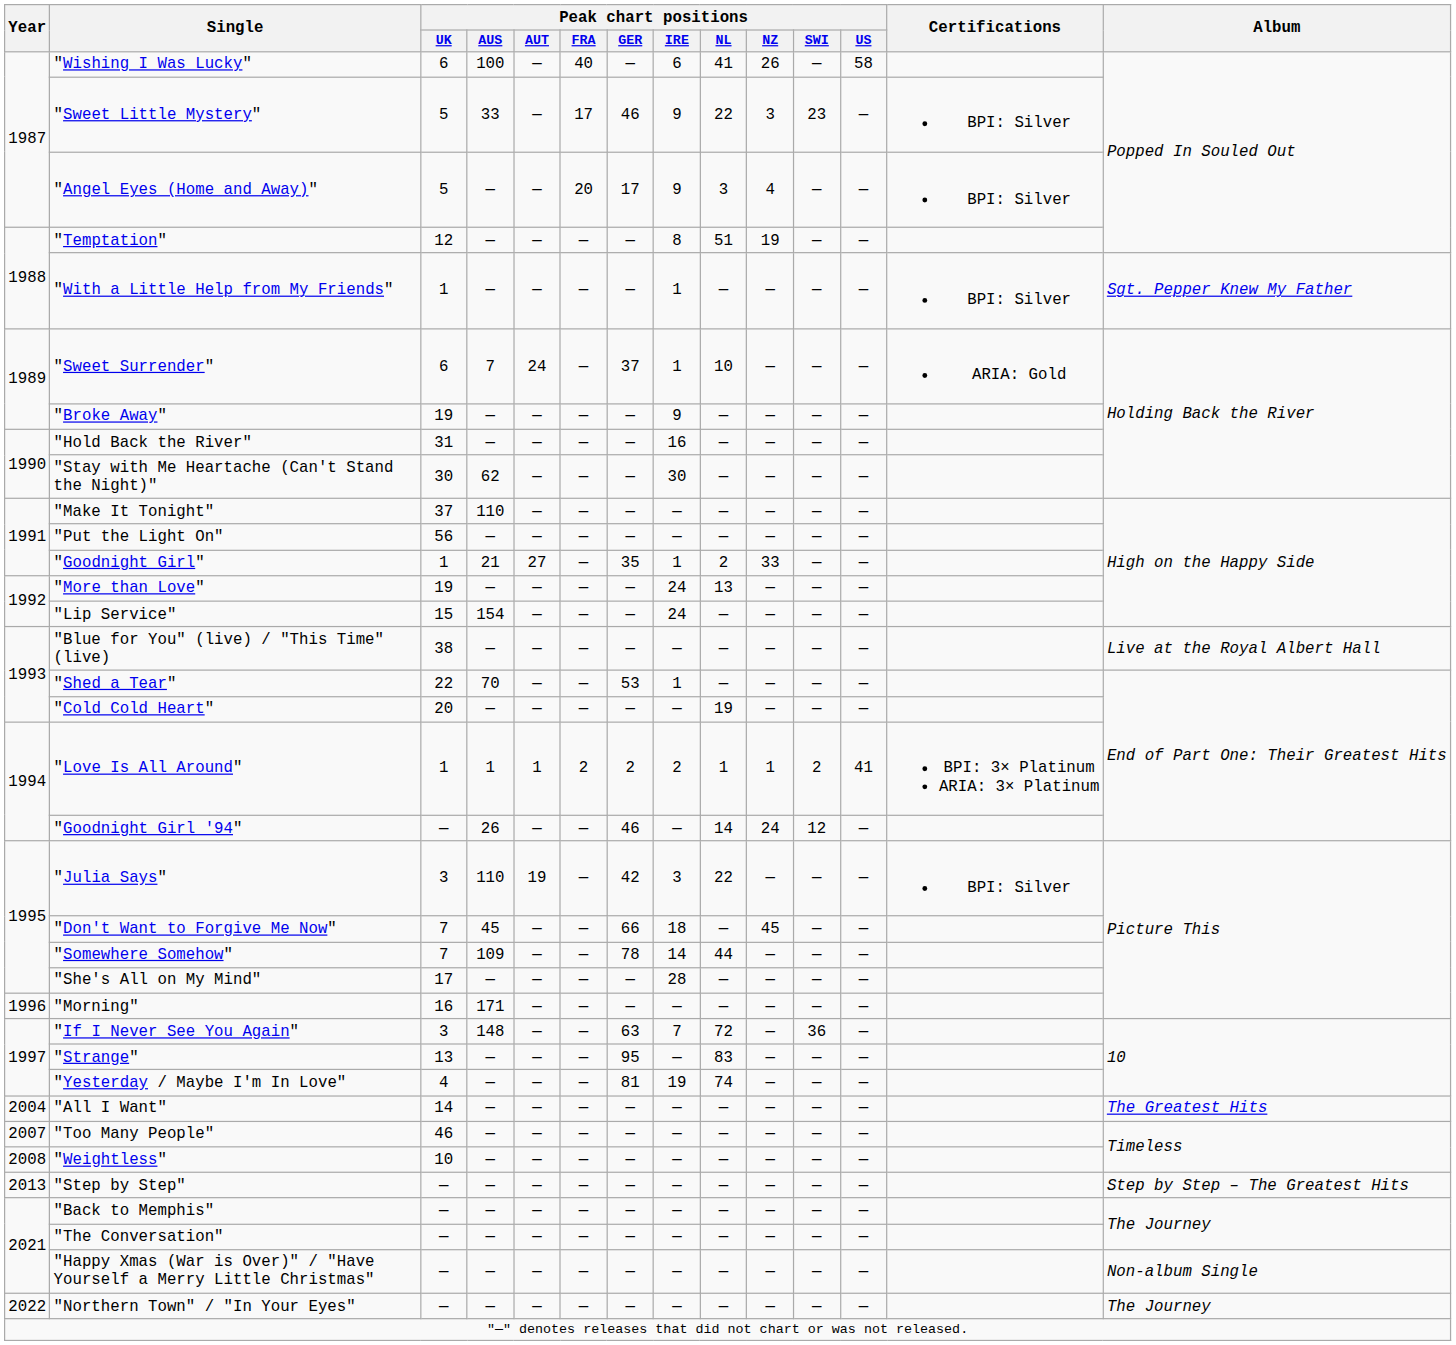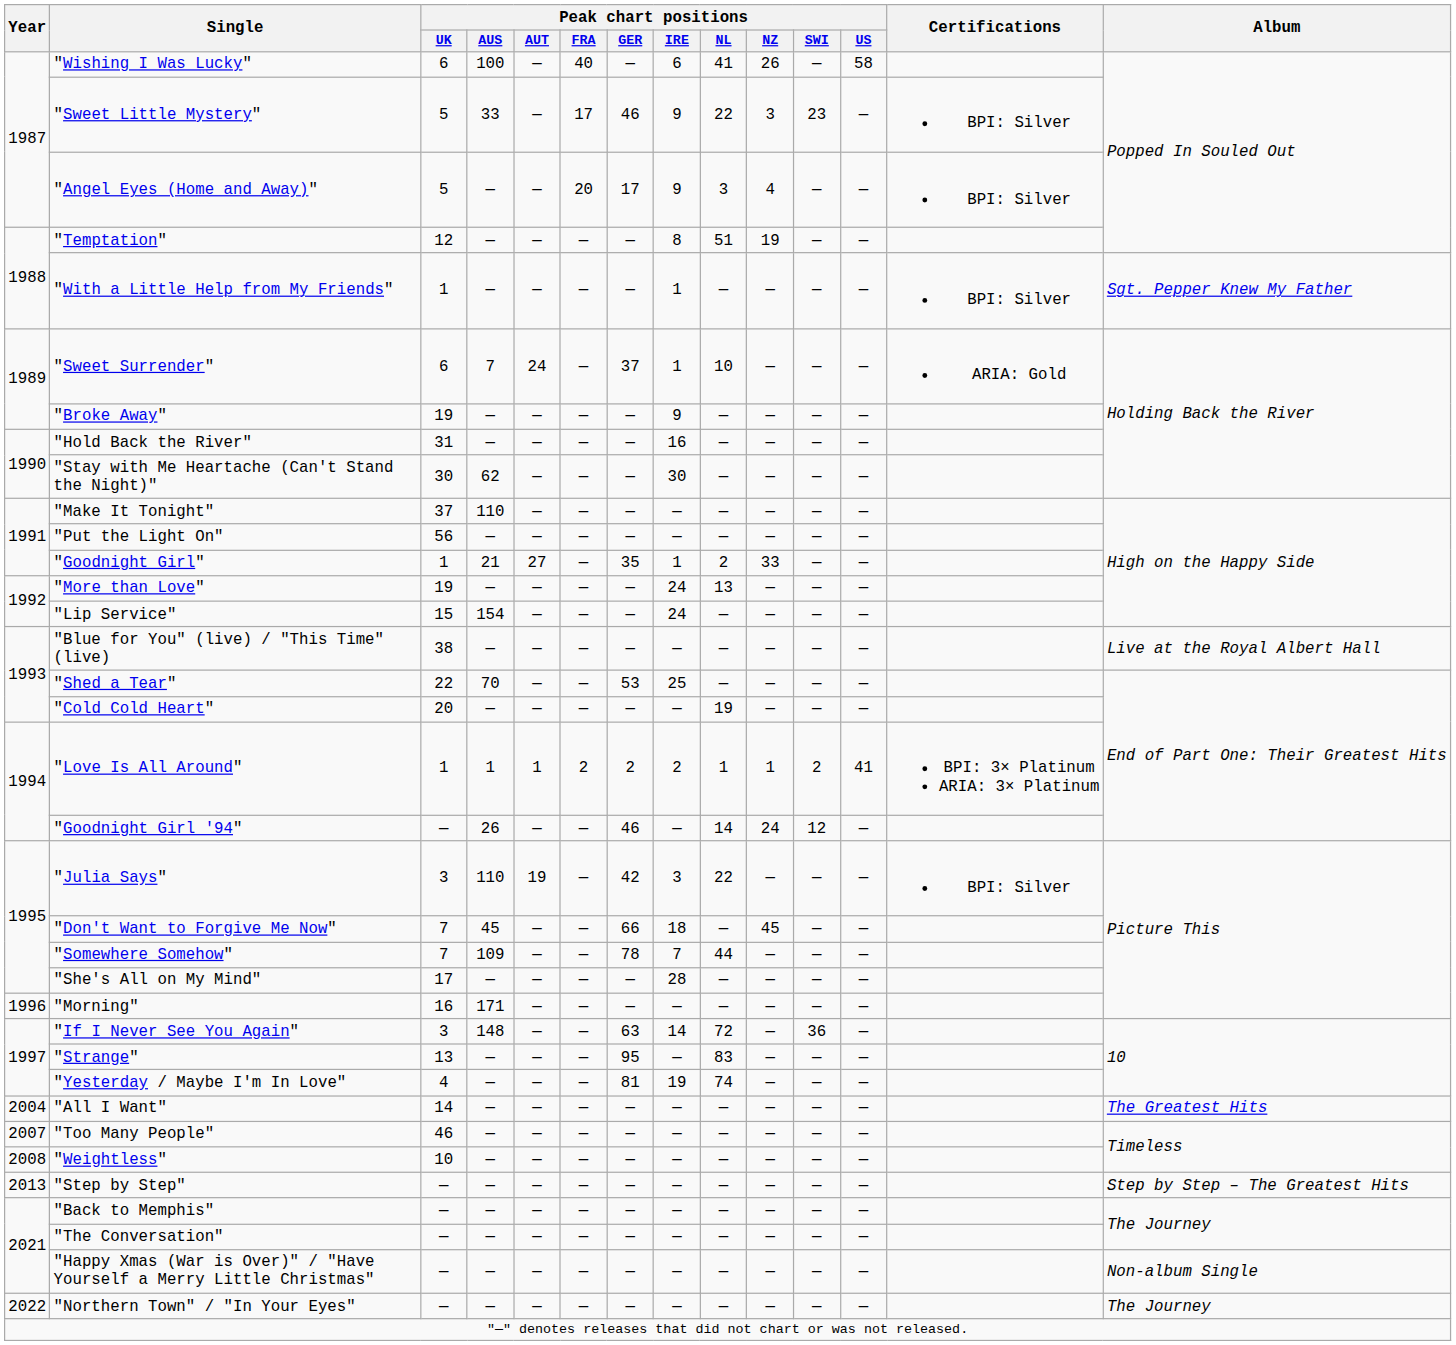(677, 683) 1 -> (677, 683) 25
(677, 955) 14 -> (677, 955) 7
(677, 1032) 7 -> (677, 1032) 14
